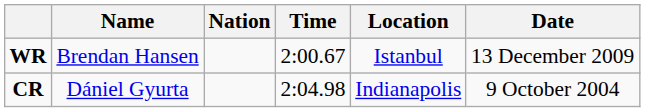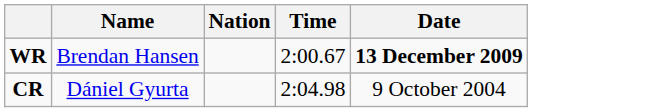- column: (408, 21)
(553, 55) normal -> (439, 55) bold
